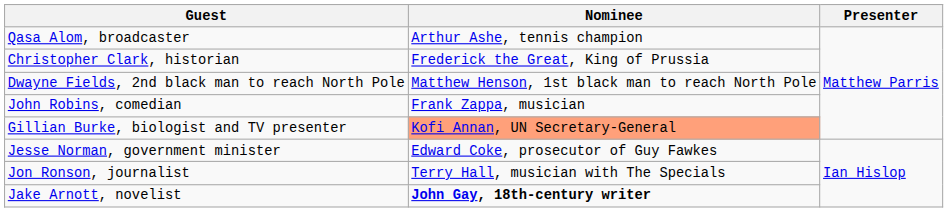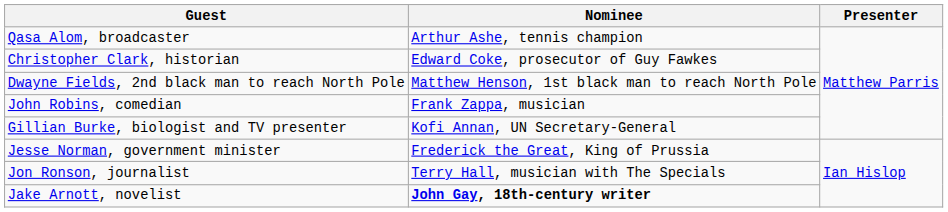(560, 61) Frederick the Great, King of Prussia -> (564, 61) Edward Coke, prosecutor of Guy Fawkes
(544, 128) lightsalmon background -> (544, 128) no background
(564, 151) Edward Coke, prosecutor of Guy Fawkes -> (560, 151) Frederick the Great, King of Prussia
